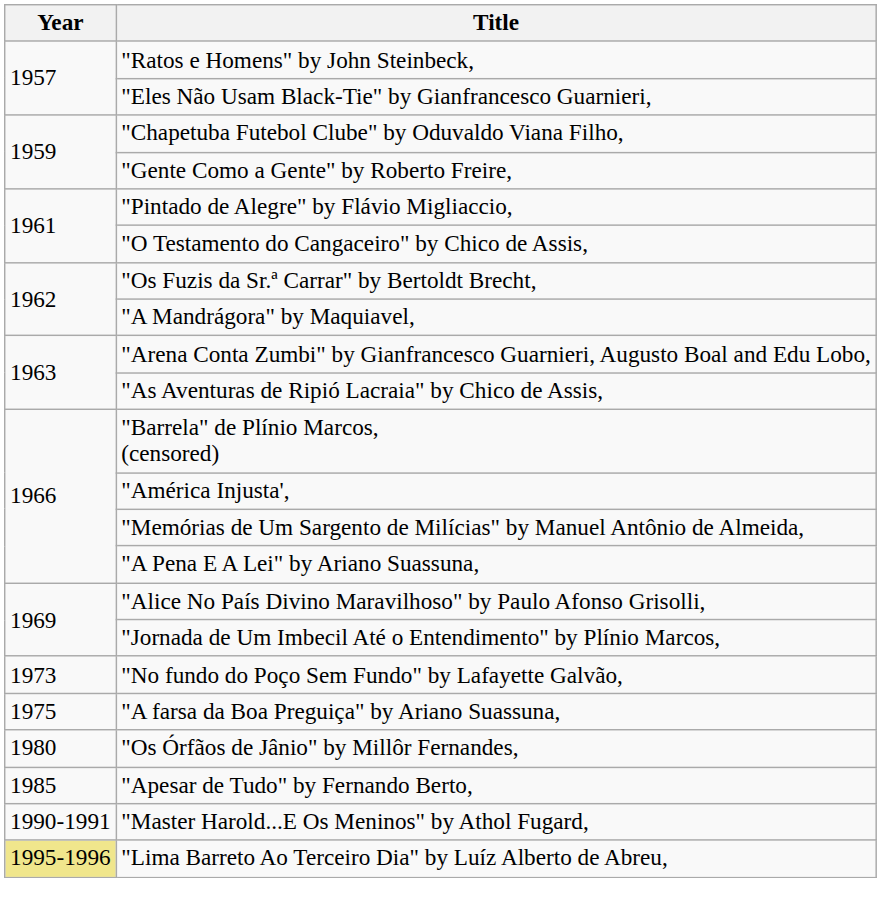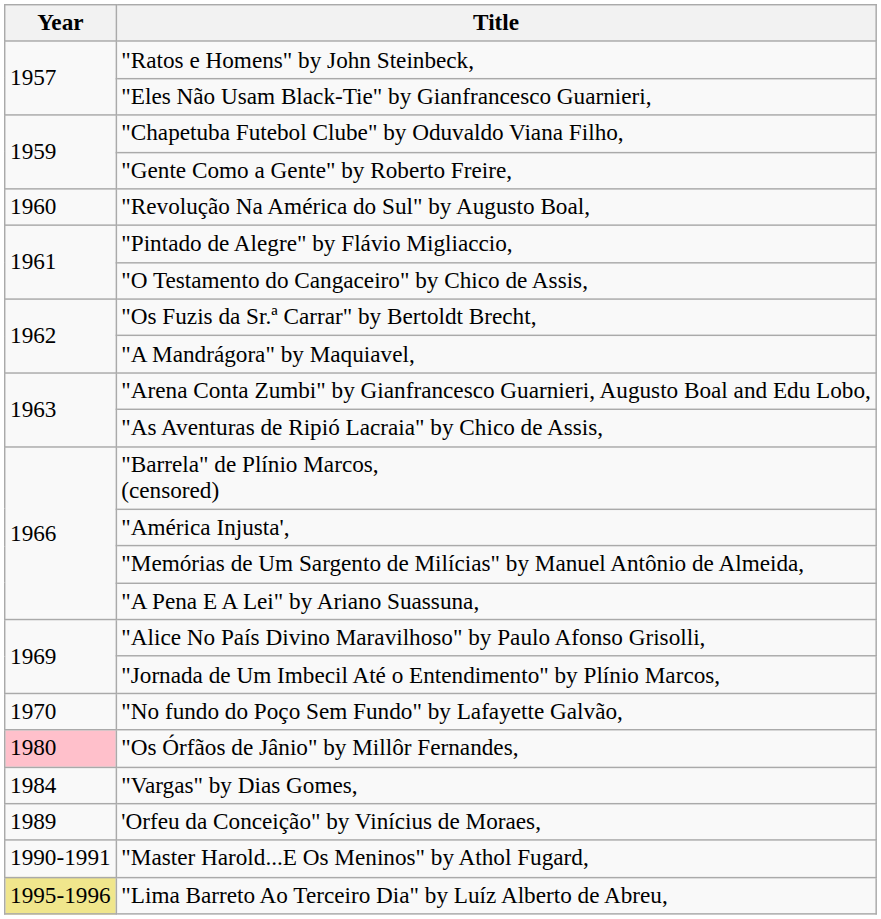+ row: (356, 206)
(33, 674) 1973 -> (33, 711) 1970
- row: (341, 711)
(33, 748) no background -> (33, 748) pink background
+ row: (239, 784)
- row: (297, 784)
+ row: (331, 821)
